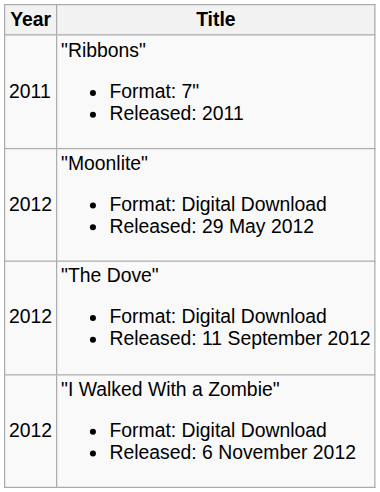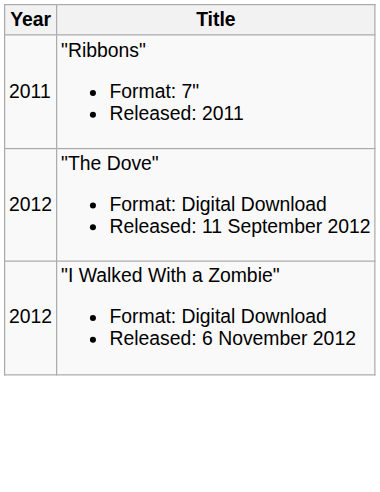- row: (216, 195)
